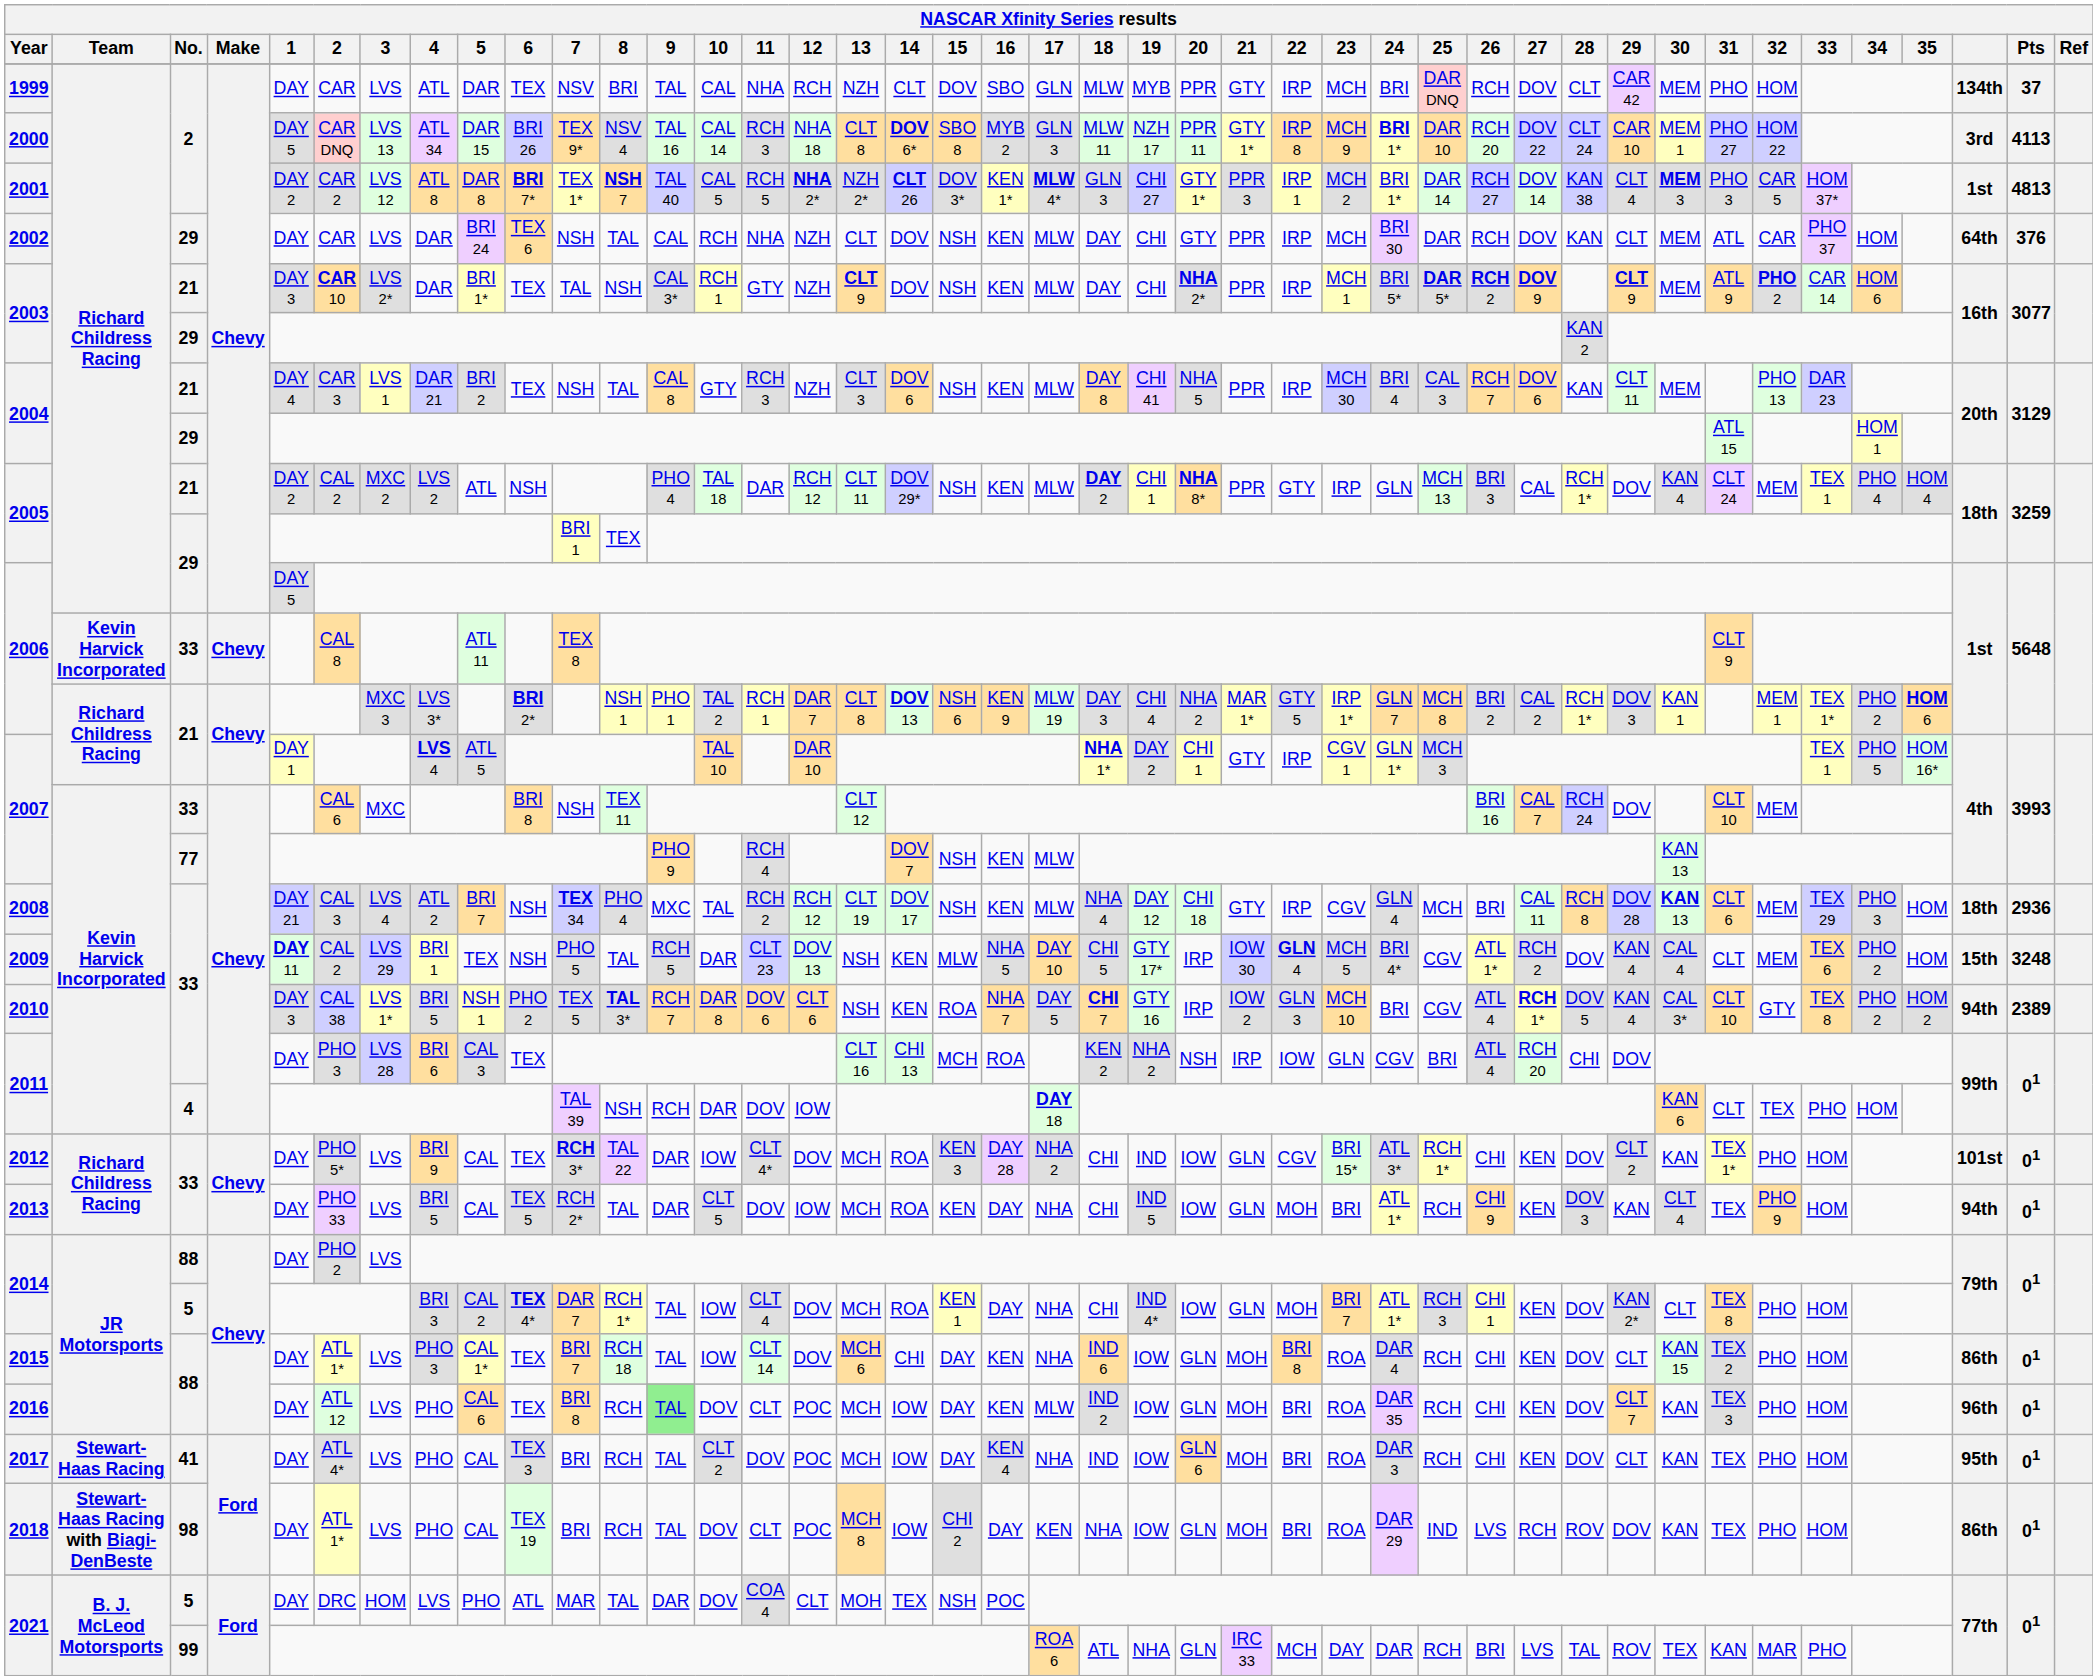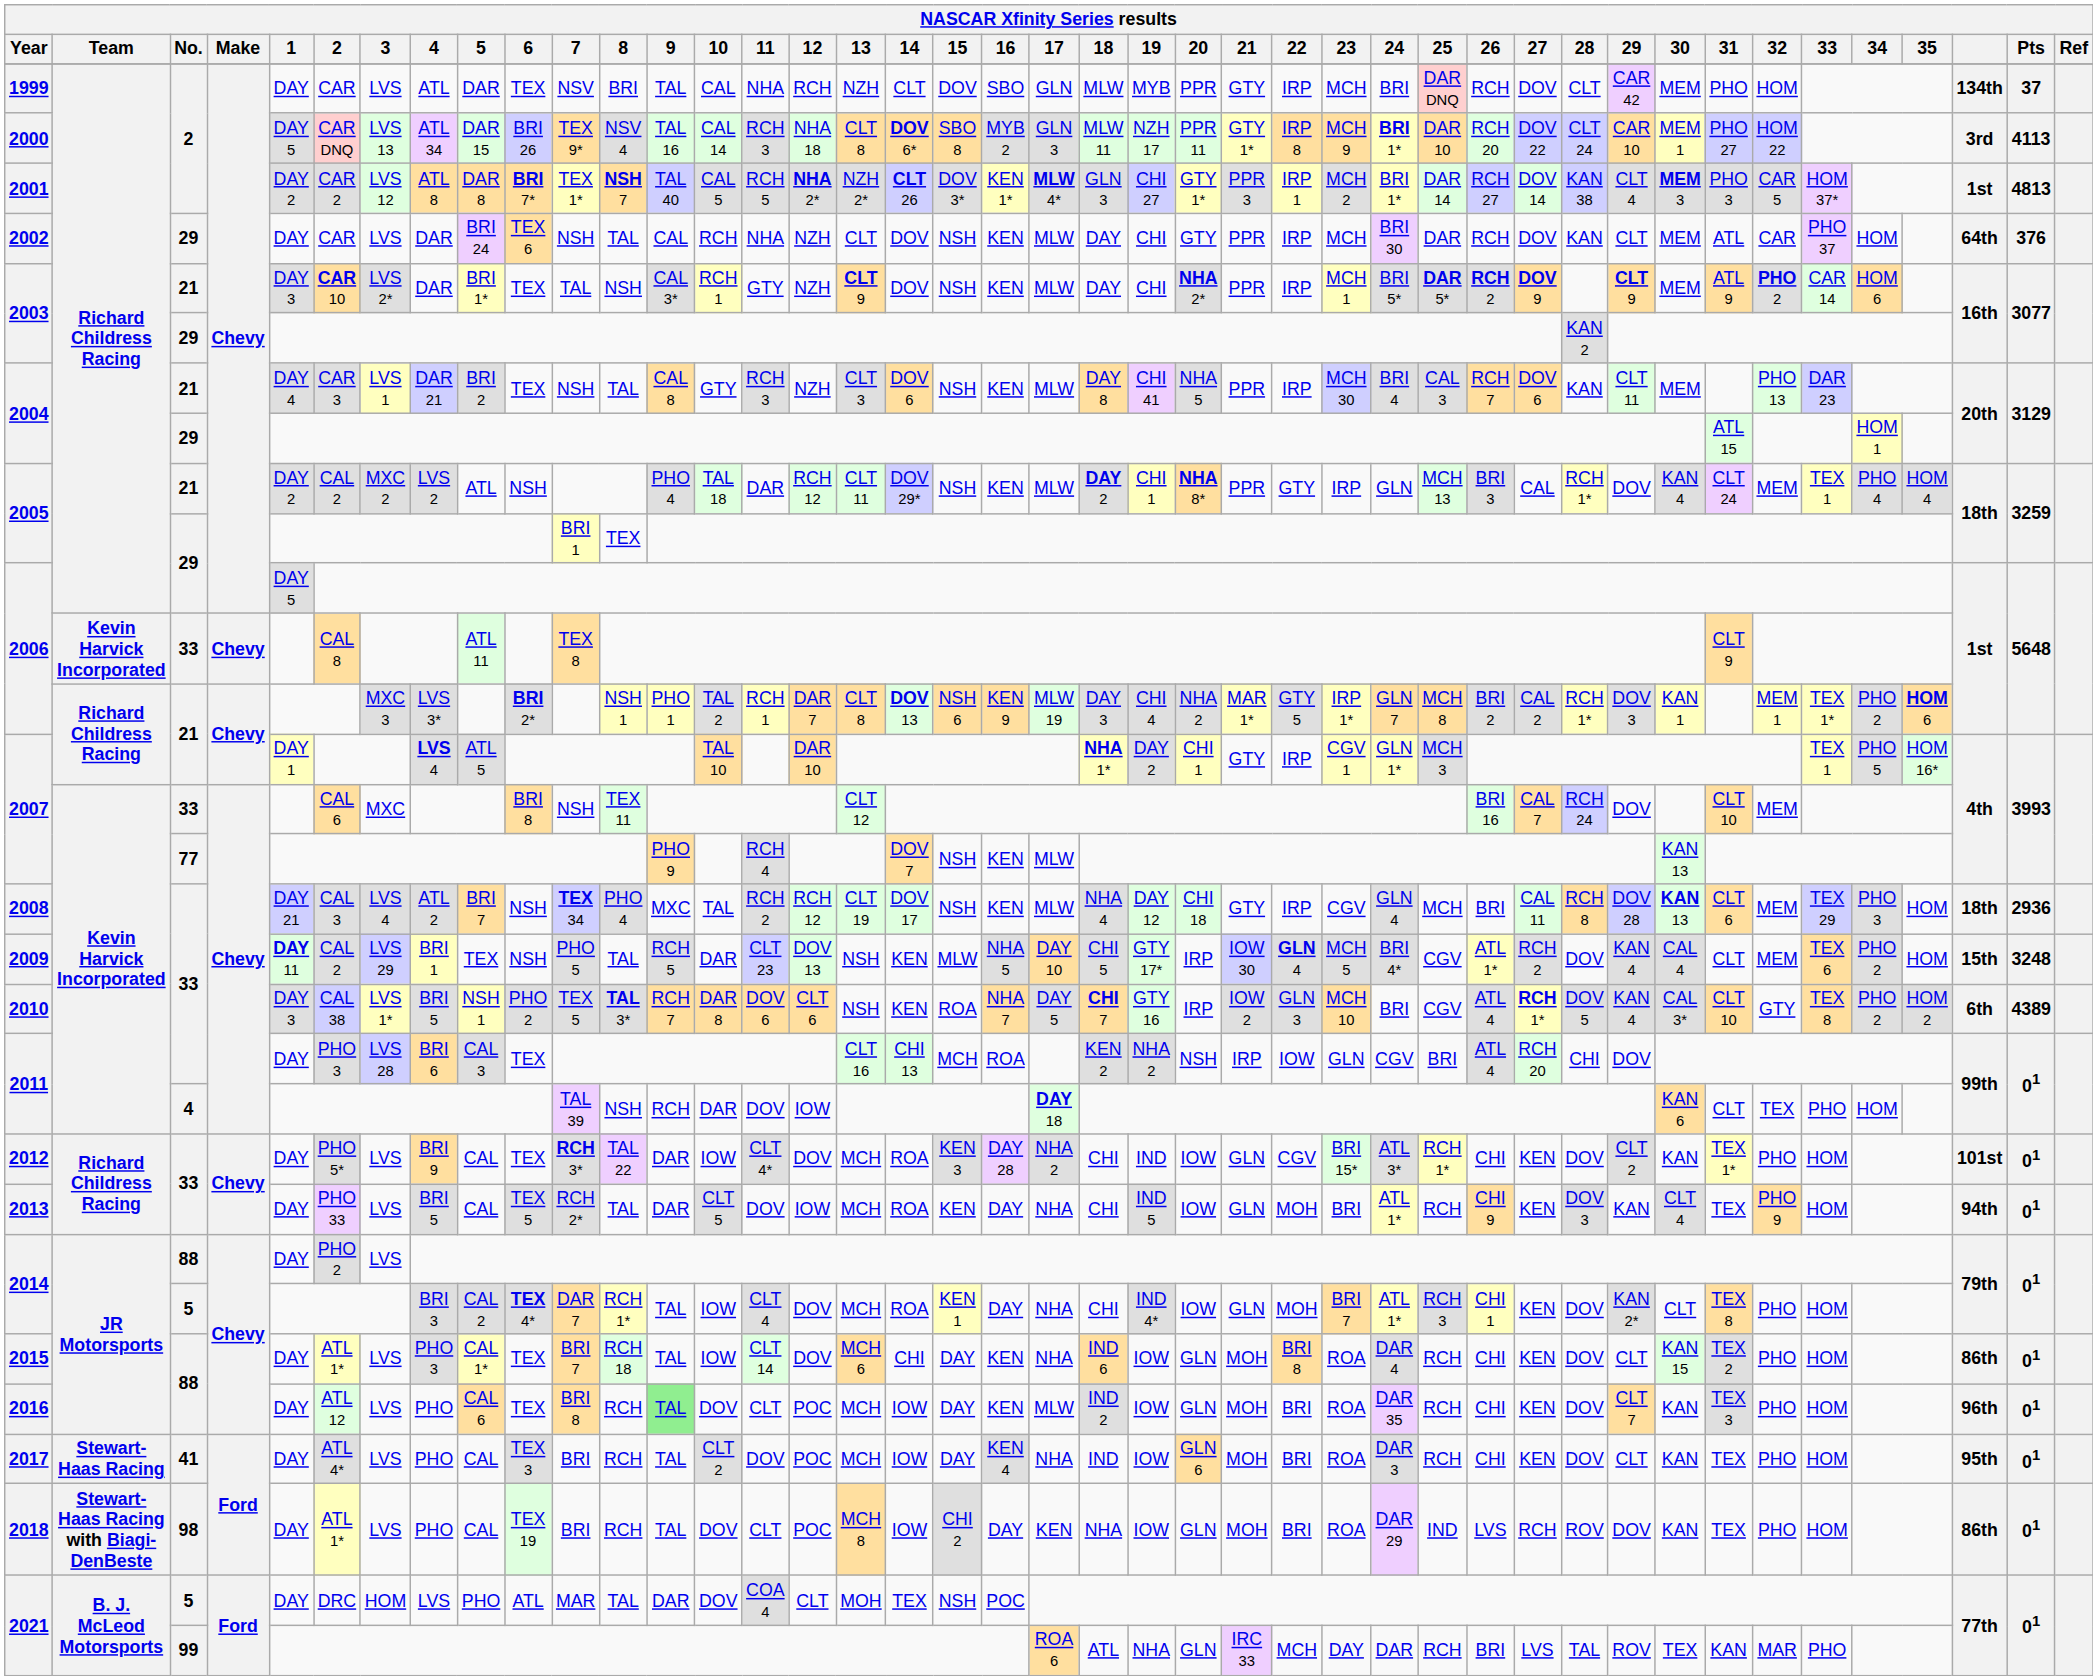(1980, 1009) 94th -> (1980, 1009) 6th
(2031, 1009) 2389 -> (2031, 1009) 4389
